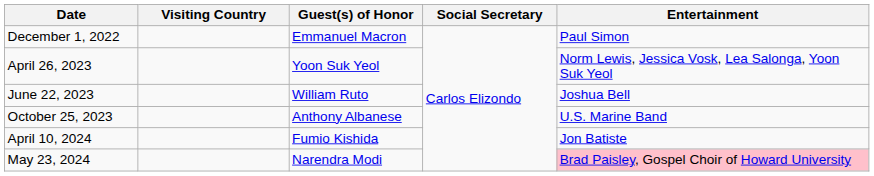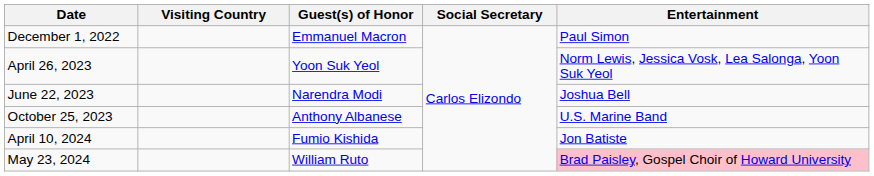(330, 95) William Ruto -> (337, 95) Narendra Modi
(337, 159) Narendra Modi -> (330, 159) William Ruto
